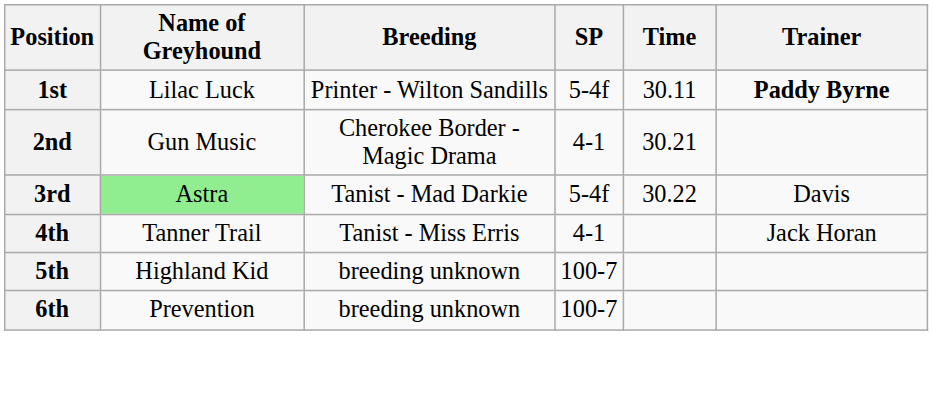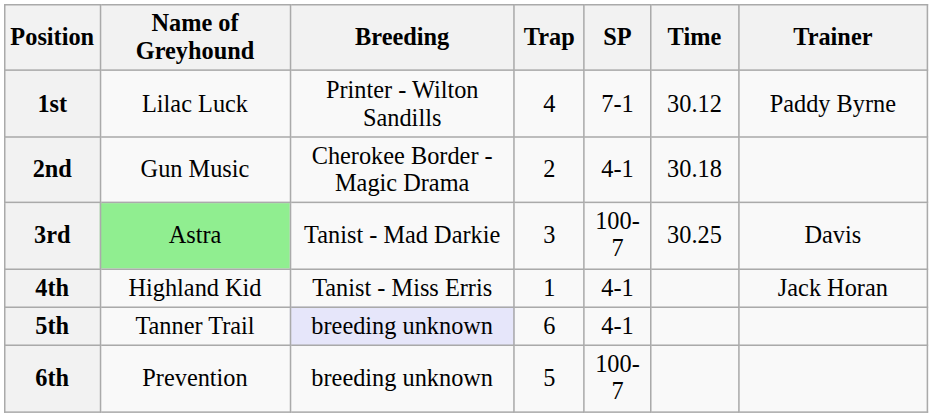+ column: (549, 37)
(589, 89) 5-4f -> (617, 103) 7-1
(670, 89) 30.11 -> (694, 103) 30.12
(822, 89) bold -> (833, 103) normal
(670, 141) 30.21 -> (694, 169) 30.18
(589, 194) 5-4f -> (617, 235) 100-7
(670, 194) 30.22 -> (694, 235) 30.25
(202, 232) Tanner Trail -> (195, 287) Highland Kid
(202, 271) Highland Kid -> (195, 326) Tanner Trail
(429, 271) no background -> (402, 326) lavender background
(589, 271) 100-7 -> (617, 326) 4-1
